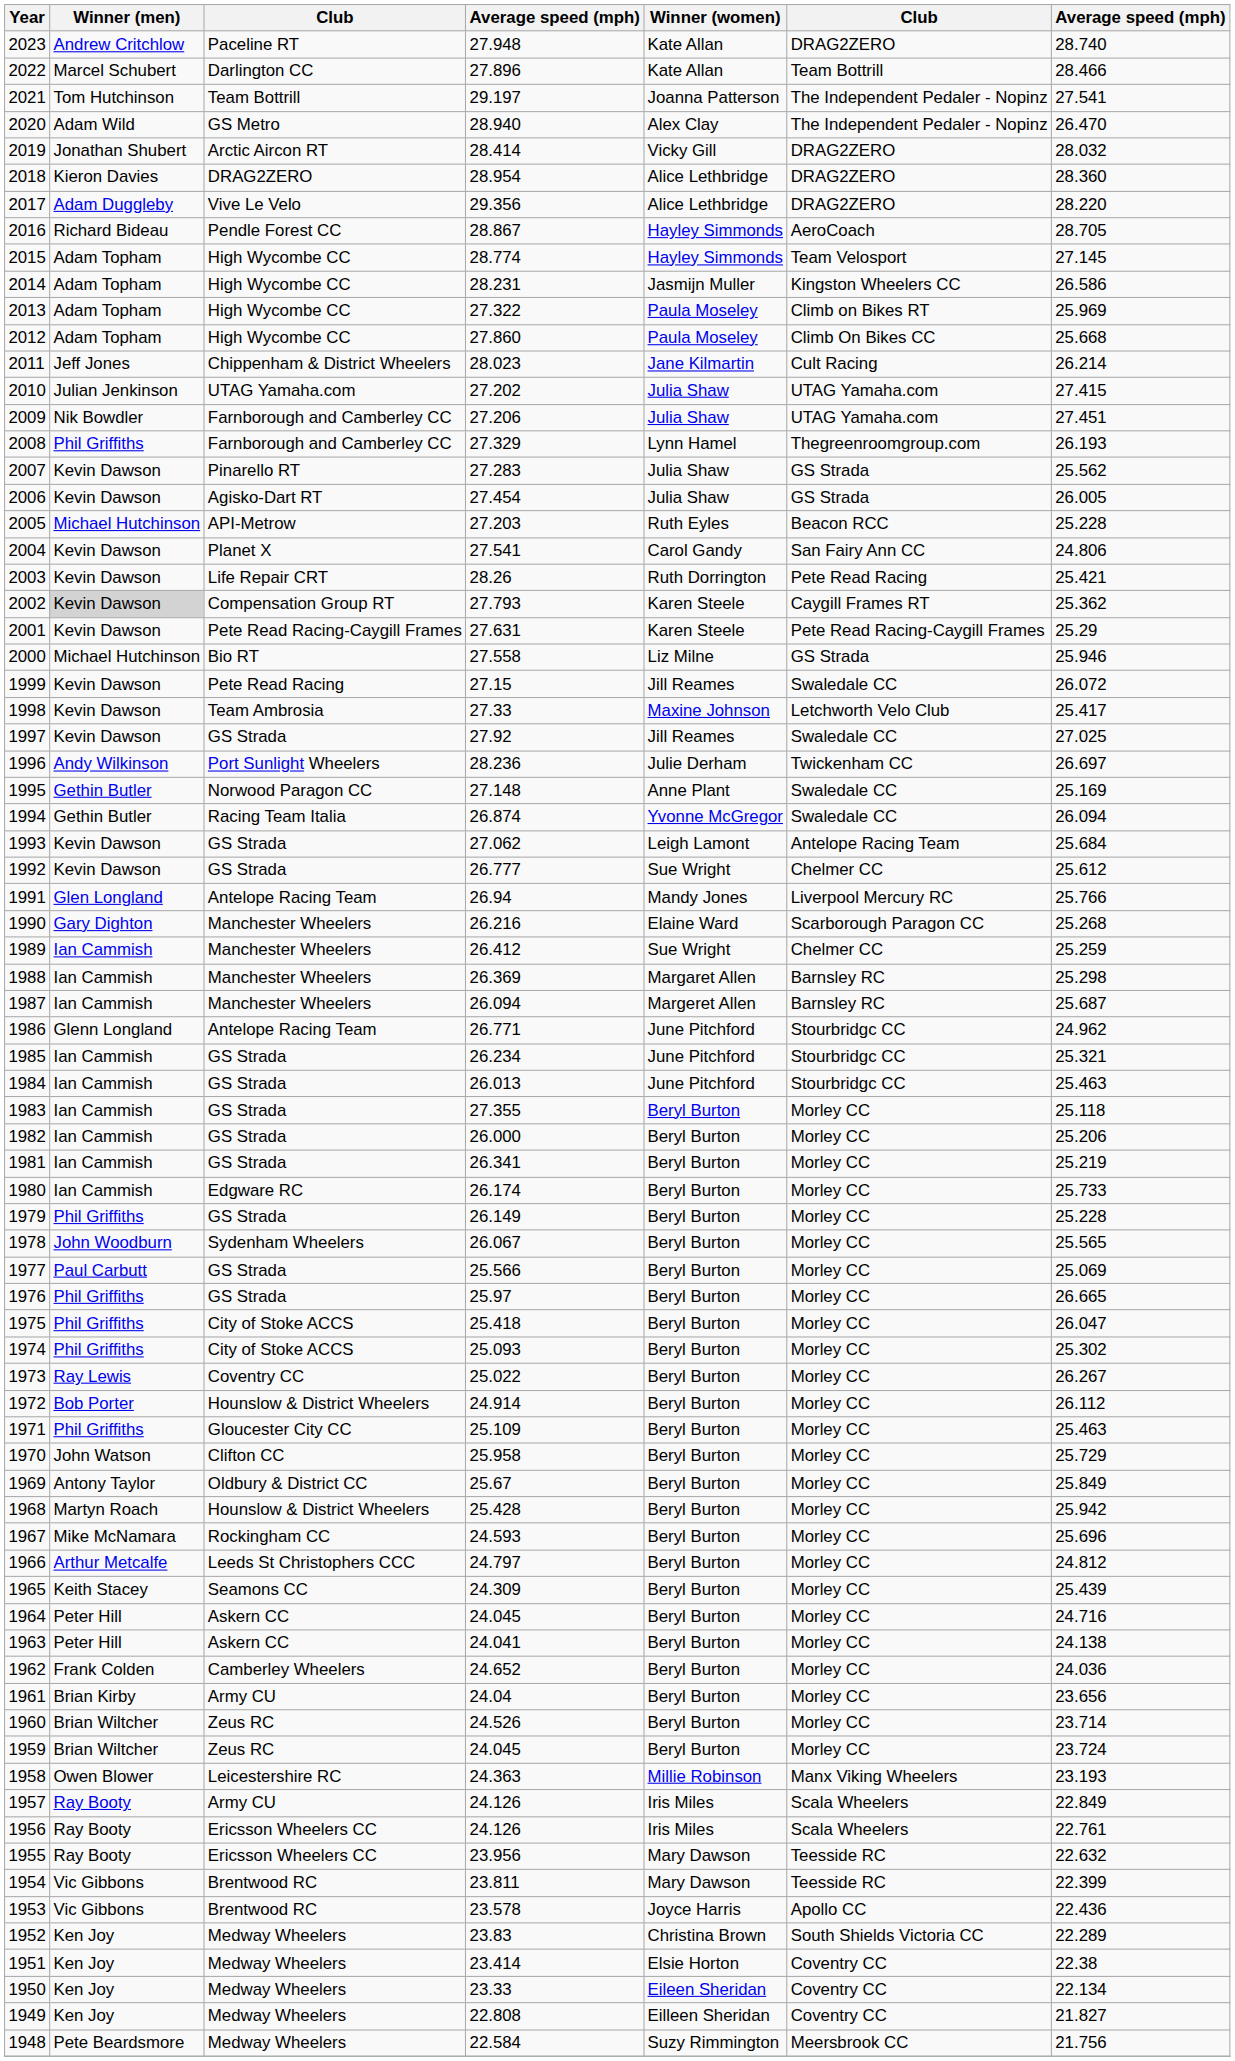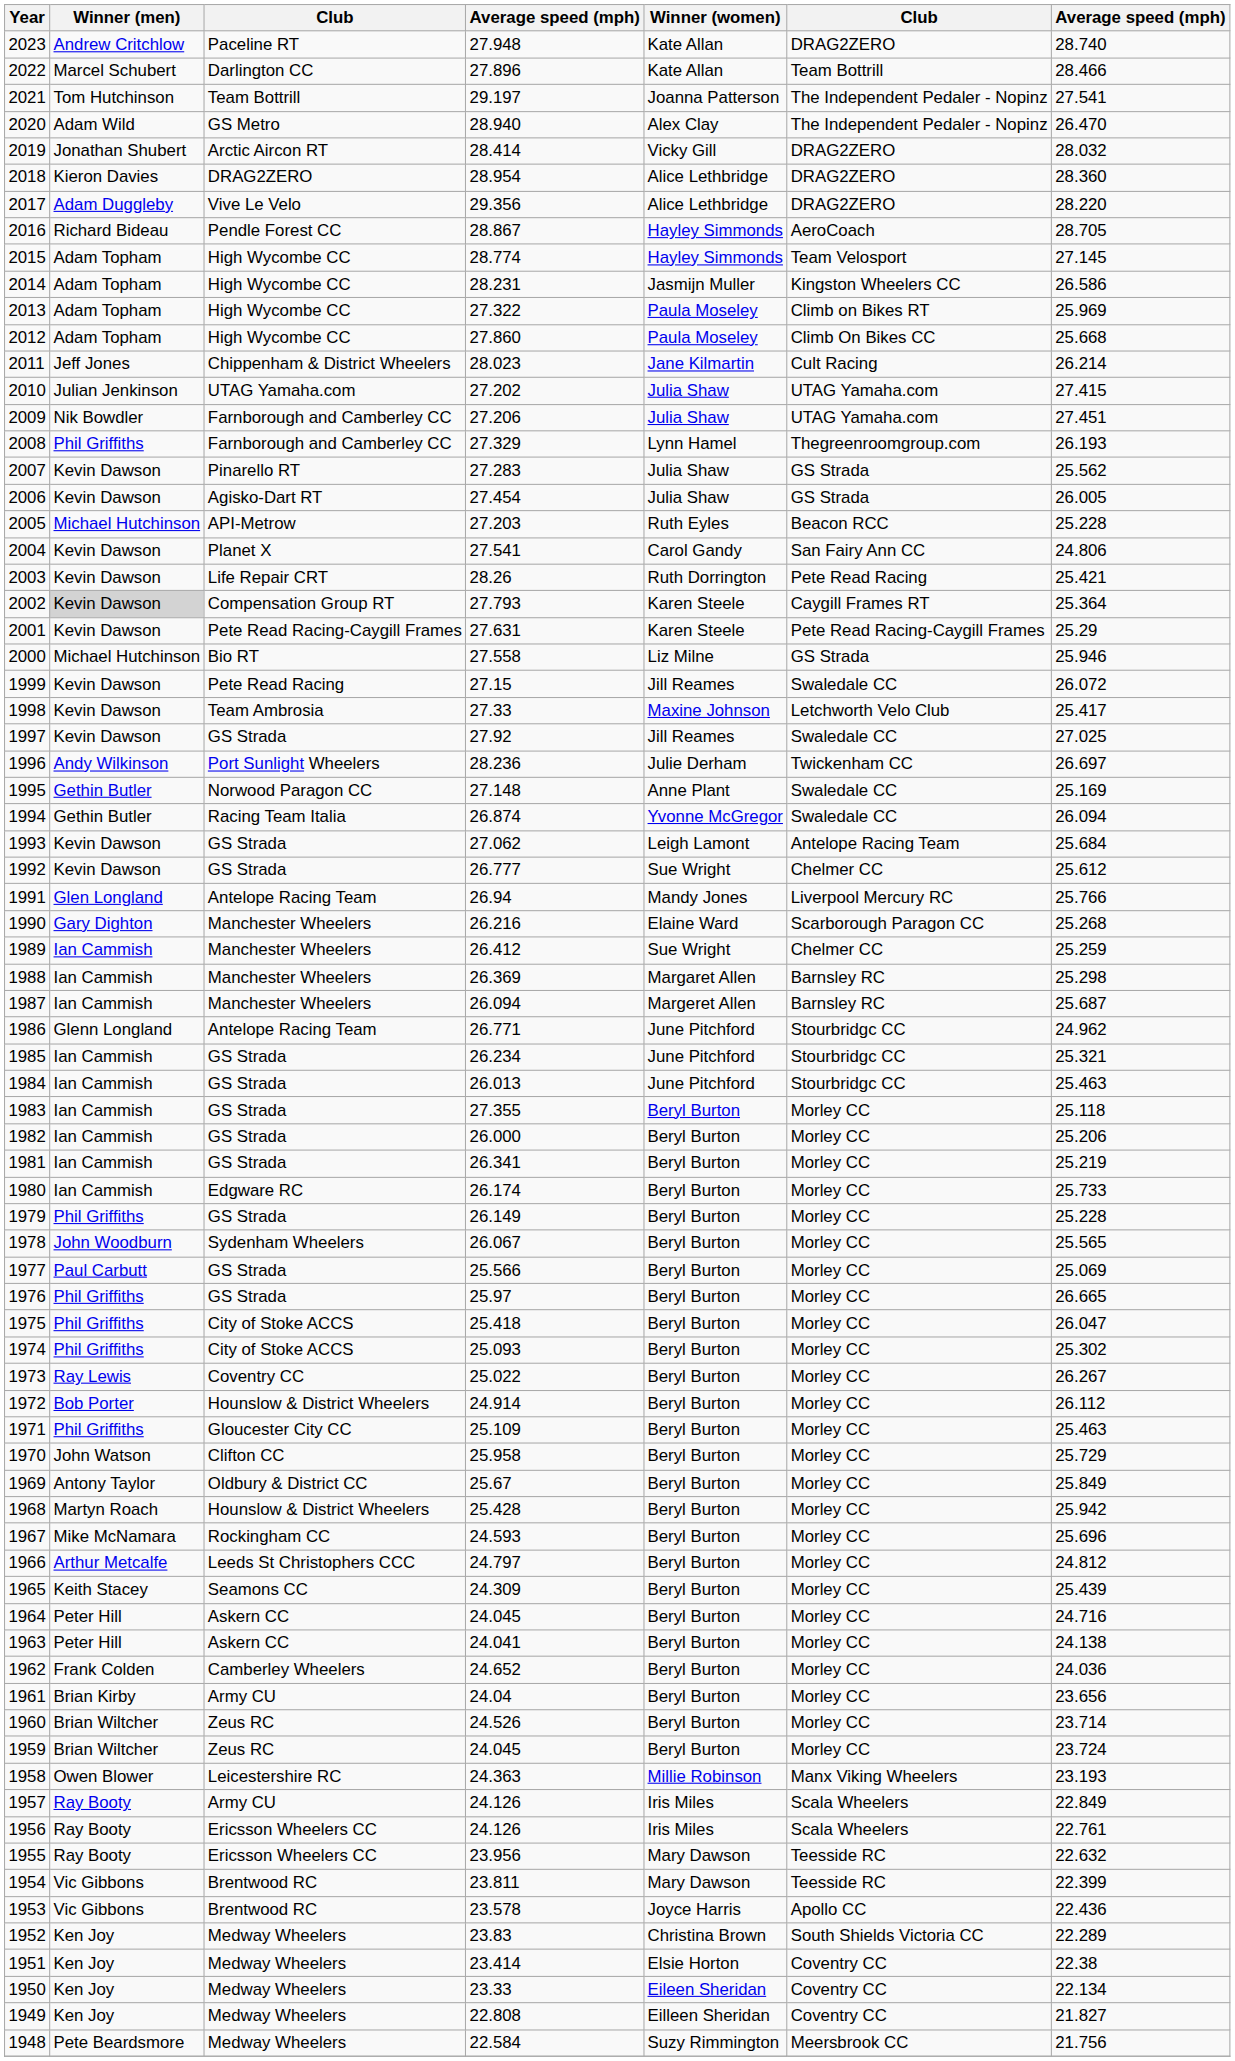(1081, 603) 25.362 -> (1081, 603) 25.364
